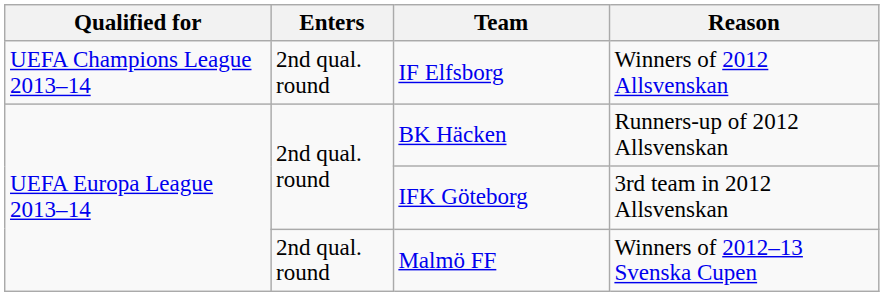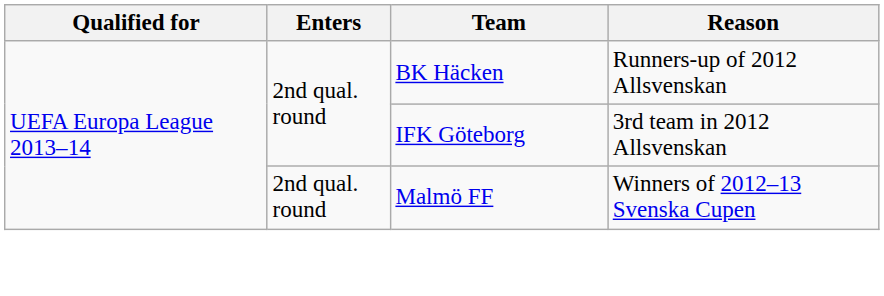- row: (451, 72)
